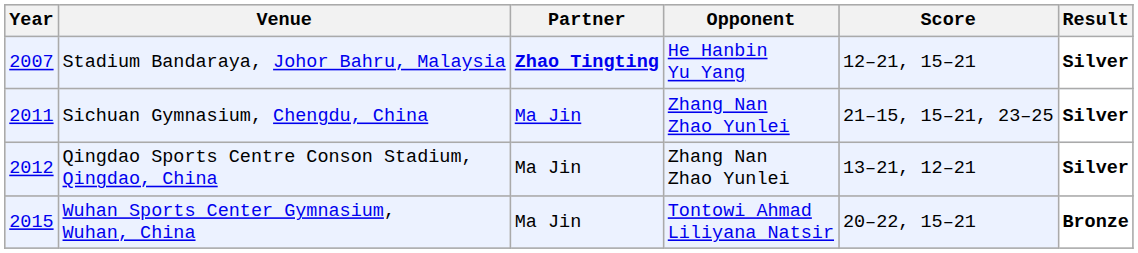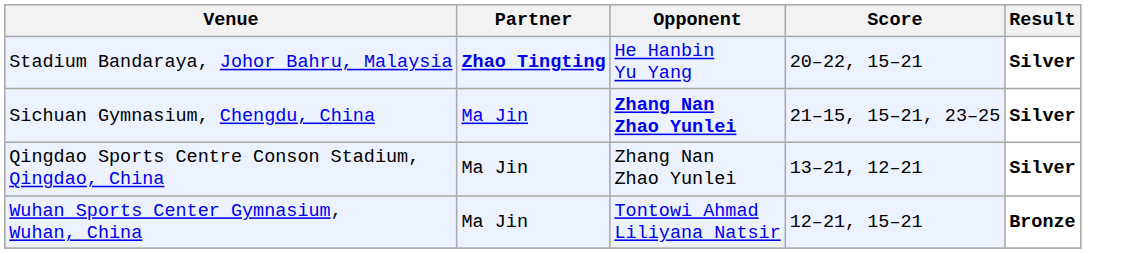- column: (31, 20)
(909, 62) 12–21, 15–21 -> (856, 62) 20–22, 15–21
(729, 115) normal -> (675, 115) bold
(909, 222) 20–22, 15–21 -> (856, 222) 12–21, 15–21
